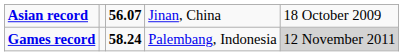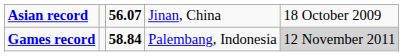(125, 39) 58.24 -> (125, 39) 58.84
